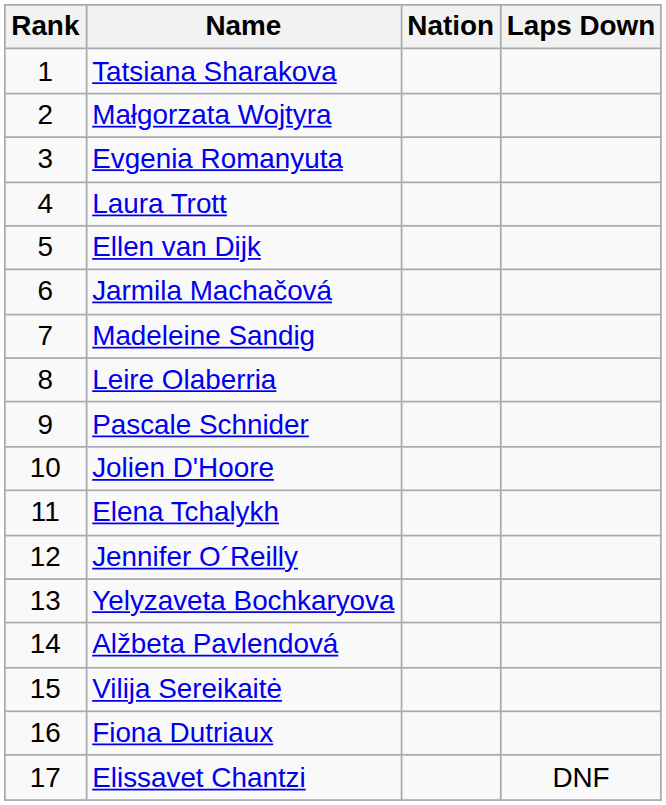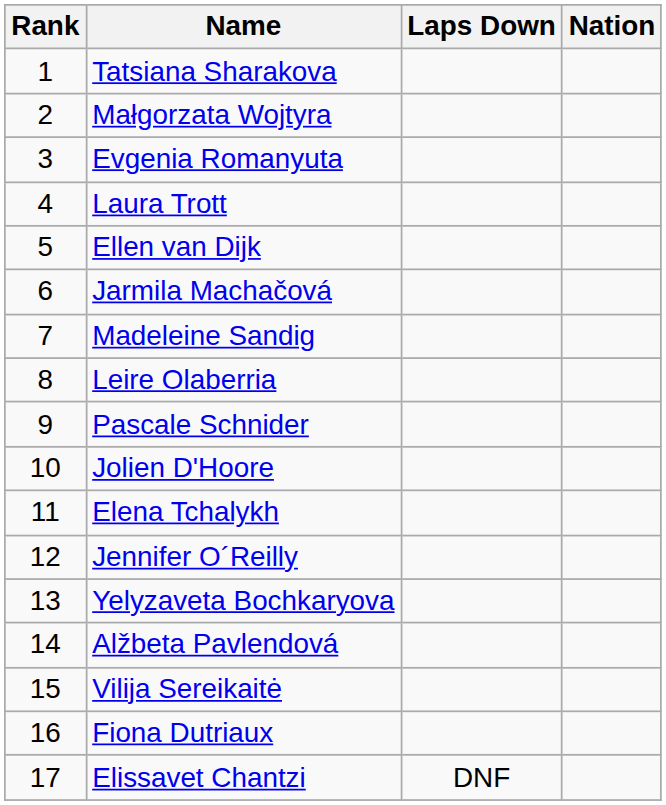columns swapped: (451, 26) <-> (581, 26)
